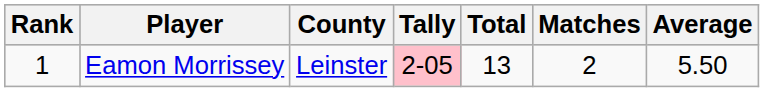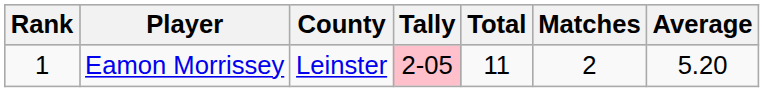(497, 65) 13 -> (497, 65) 11
(703, 65) 5.50 -> (703, 65) 5.20
